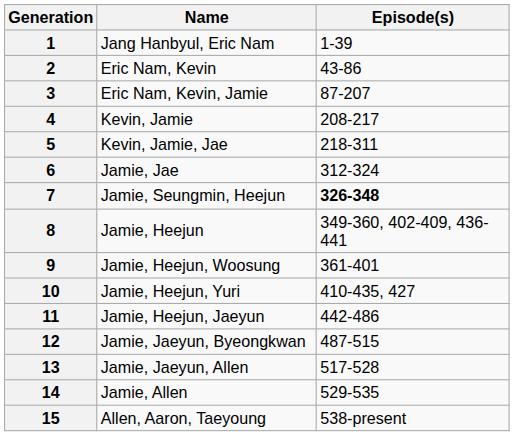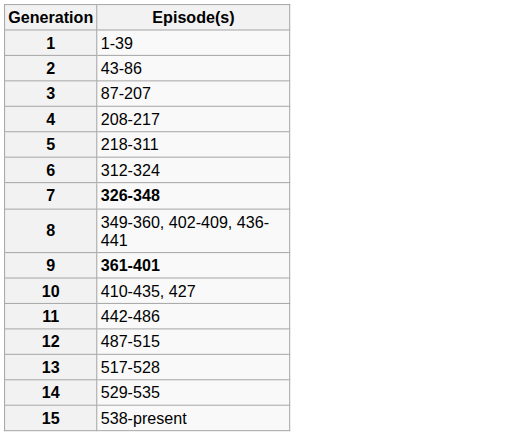- column: (207, 17)
(350, 265) normal -> (130, 265) bold
